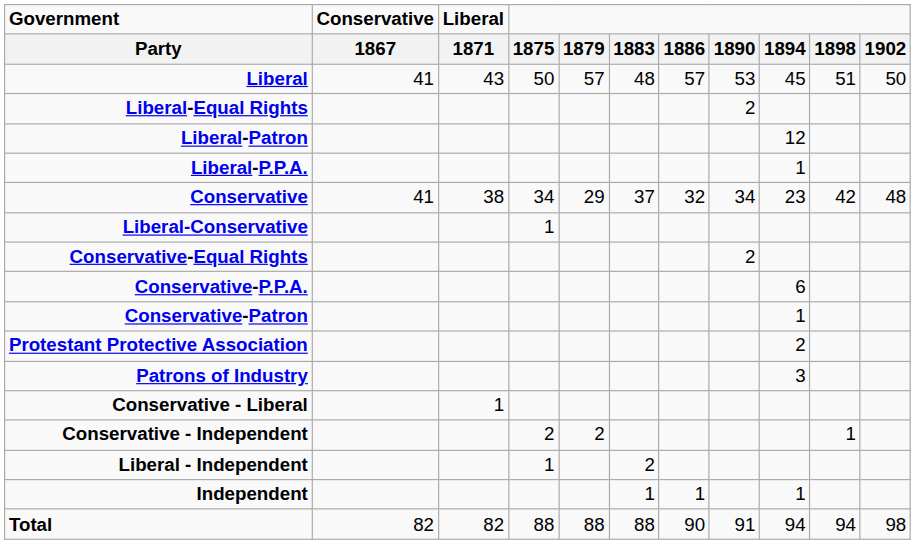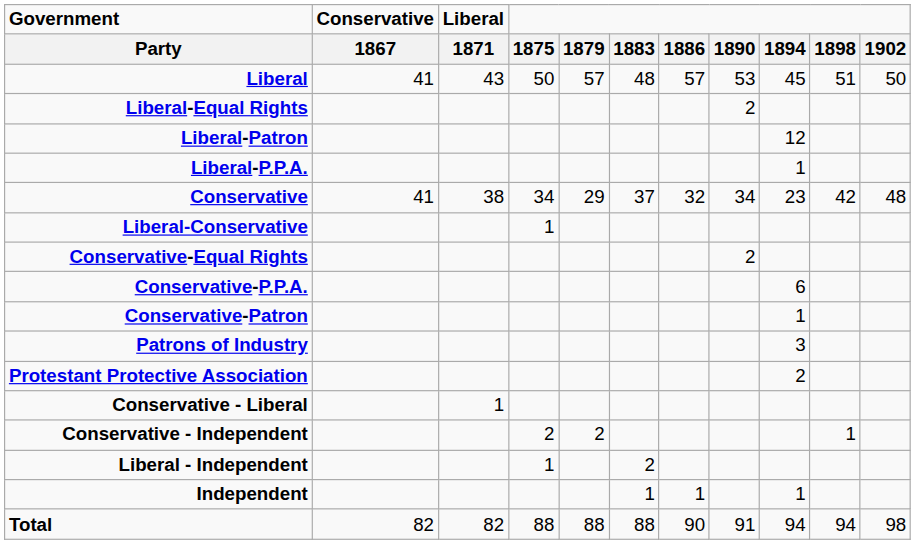rows swapped: (222, 375) <-> (158, 345)
